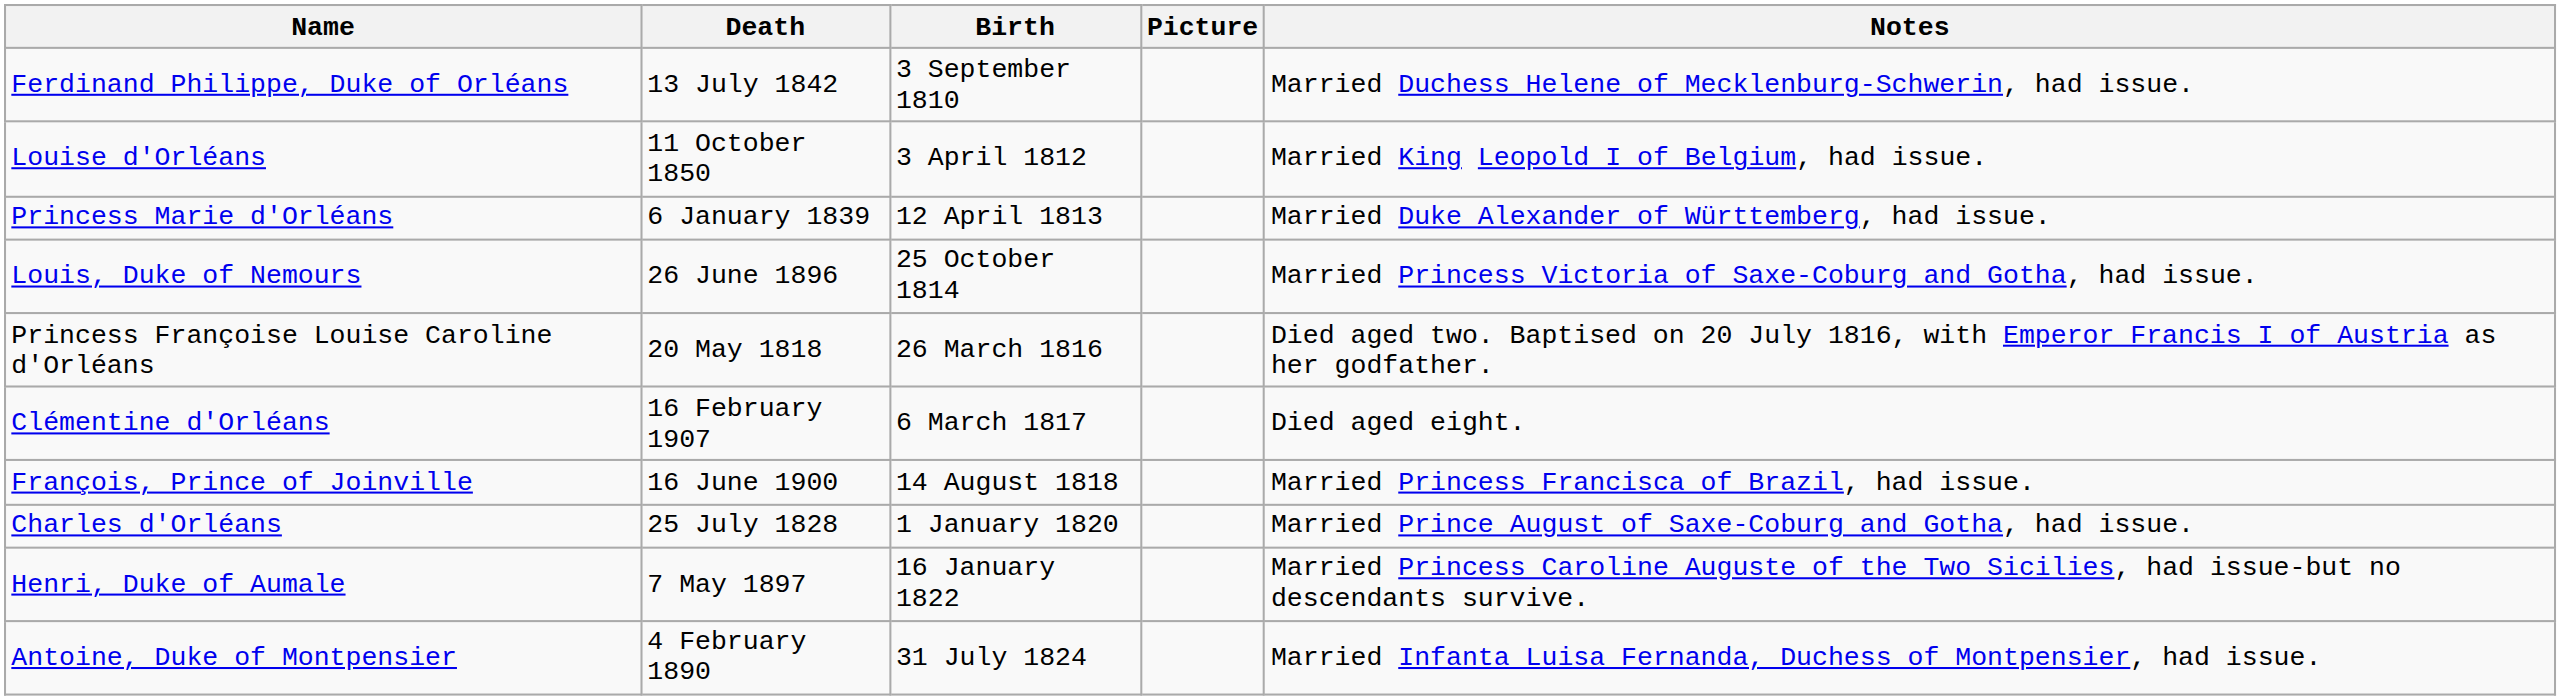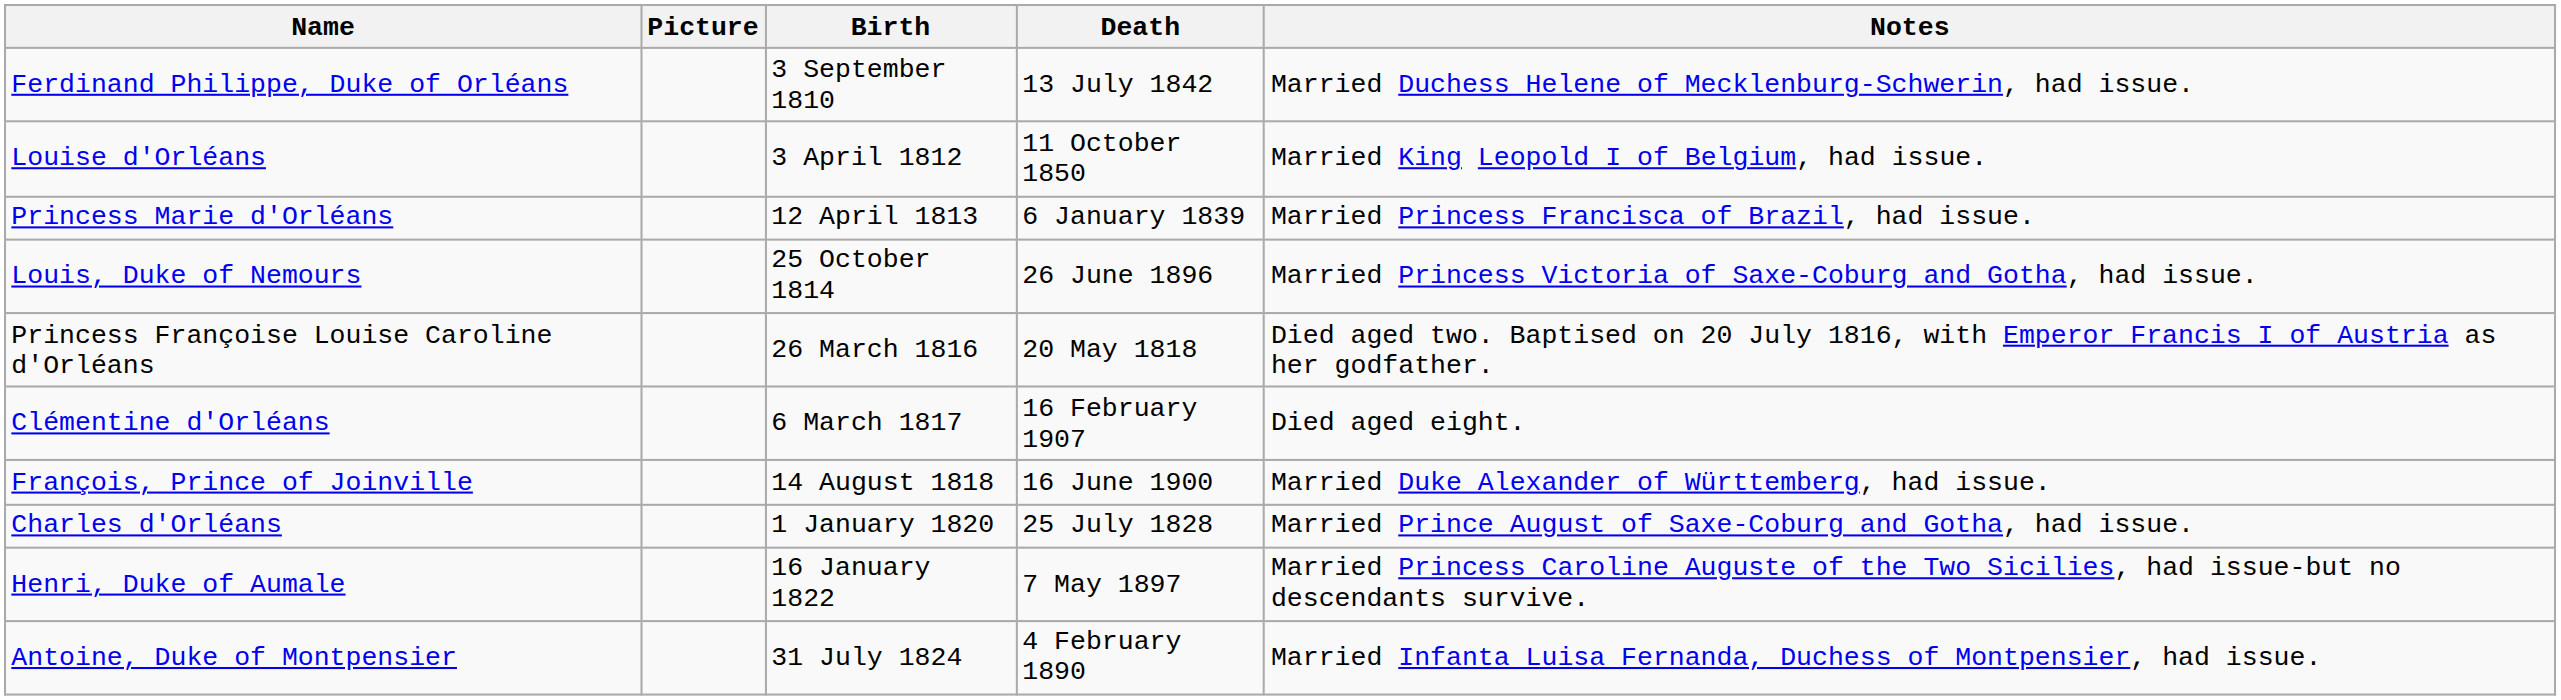columns swapped: (1203, 27) <-> (765, 27)
(1661, 217) Married Duke Alexander of Württemberg, had issue. -> (1653, 217) Married Princess Francisca of Brazil, had issue.
(1653, 482) Married Princess Francisca of Brazil, had issue. -> (1661, 482) Married Duke Alexander of Württemberg, had issue.
